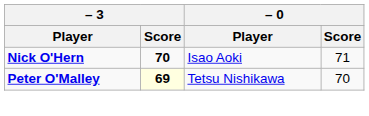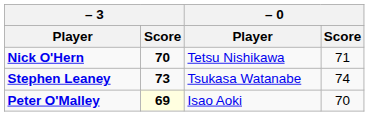(215, 57) Isao Aoki -> (236, 57) Tetsu Nishikawa
+ row: (59, 79)
(236, 79) Tetsu Nishikawa -> (215, 100) Isao Aoki
